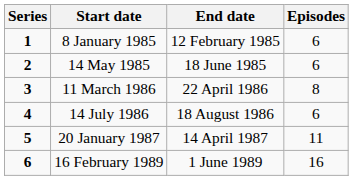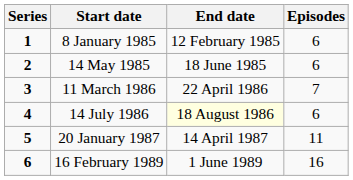(316, 89) 8 -> (316, 89) 7
(225, 114) no background -> (225, 114) lightyellow background
